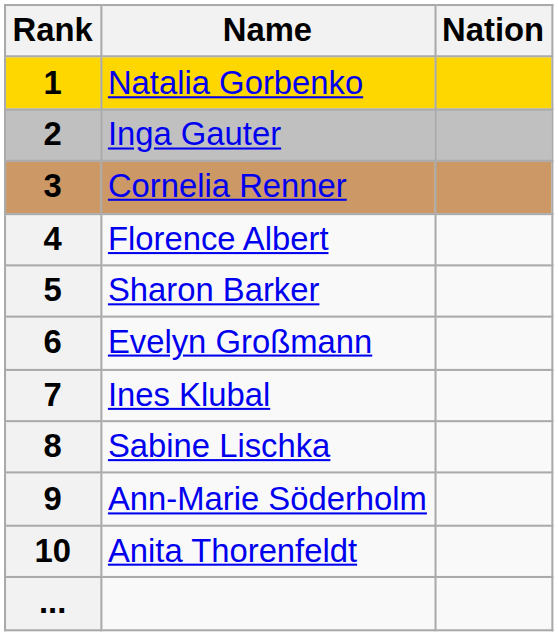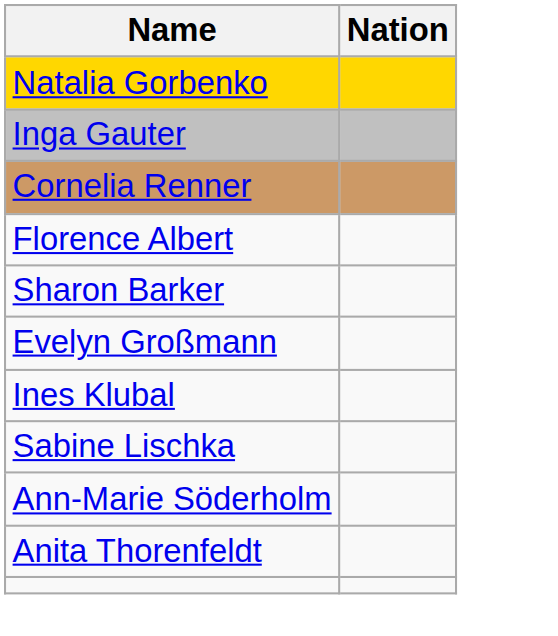- column: (53, 30)
